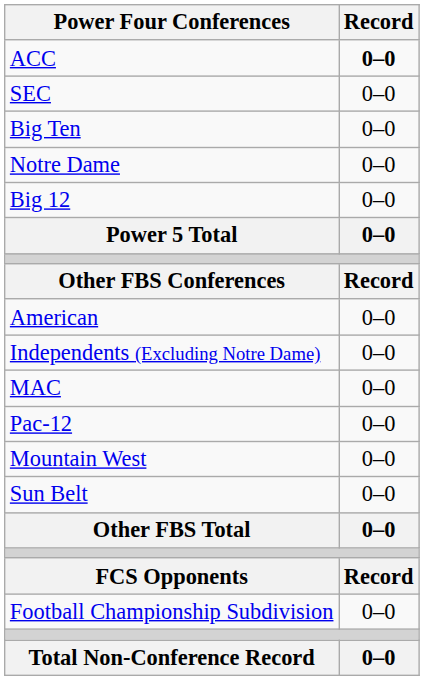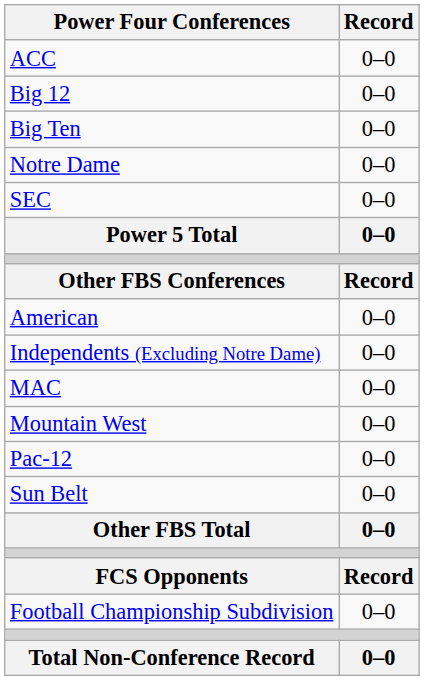(379, 57) bold -> (379, 57) normal
rows swapped: (40, 199) <-> (30, 93)
rows swapped: (78, 458) <-> (41, 423)
